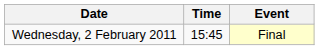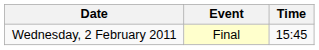columns swapped: (207, 14) <-> (272, 14)
